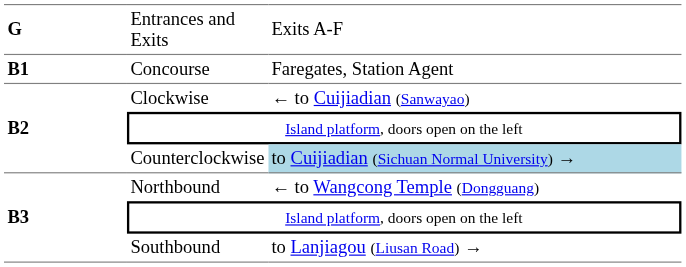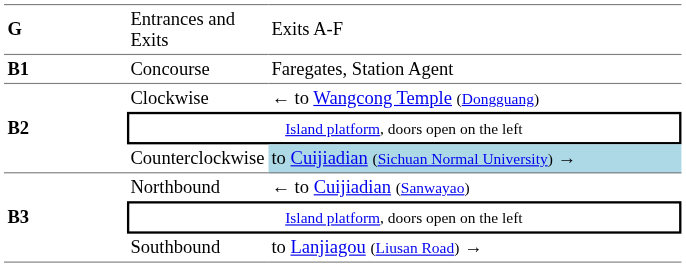(370, 97) ← to Cuijiadian (Sanwayao) -> (405, 97) ← to Wangcong Temple (Dongguang)
(405, 187) ← to Wangcong Temple (Dongguang) -> (370, 187) ← to Cuijiadian (Sanwayao)
